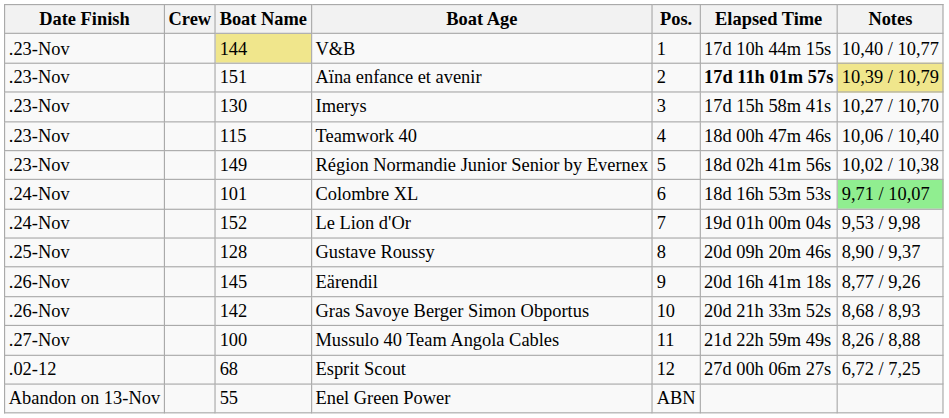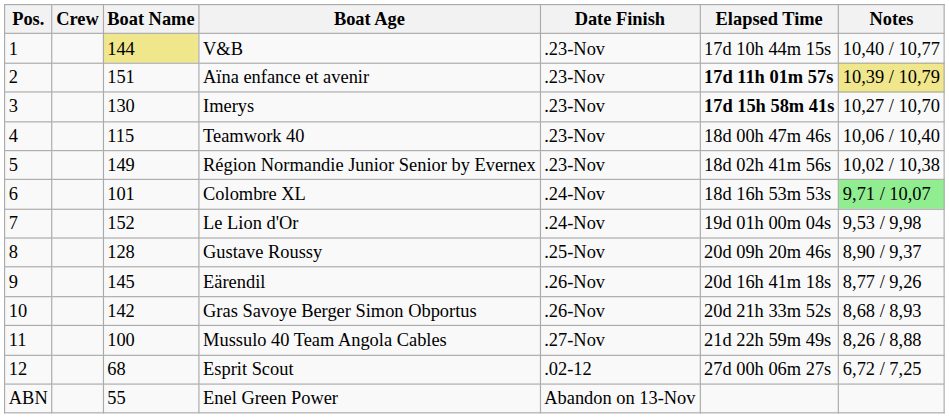columns swapped: (676, 19) <-> (84, 19)
(768, 106) normal -> (769, 106) bold
